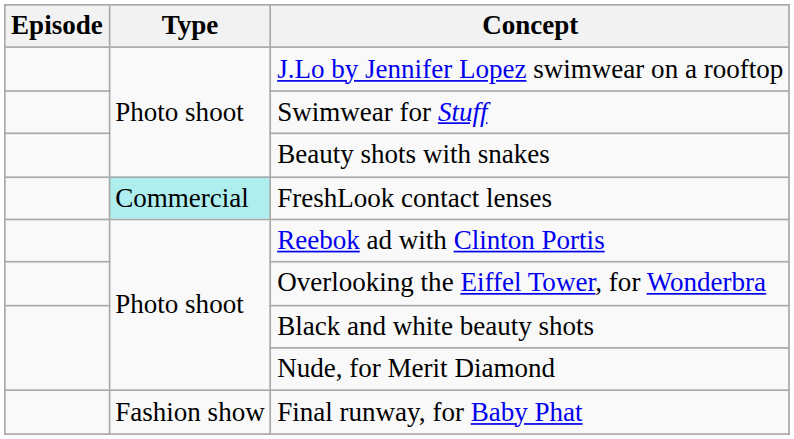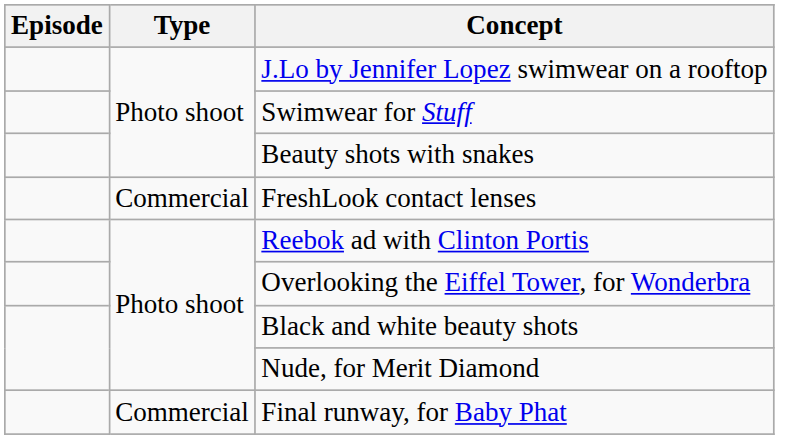(182, 197) paleturquoise background -> (182, 197) no background
(190, 411) Fashion show -> (182, 411) Commercial
